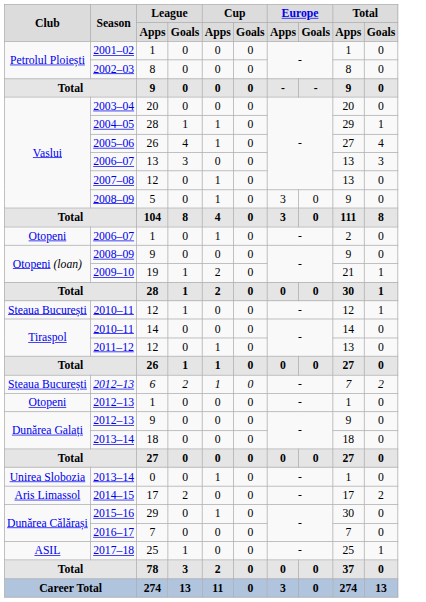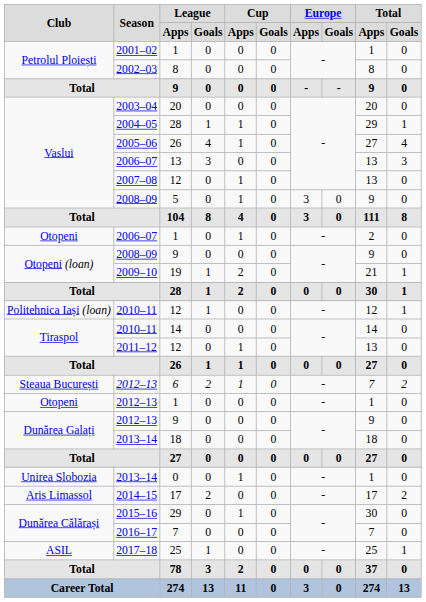(47, 310) Steaua București -> (59, 310) Politehnica Iași (loan)
